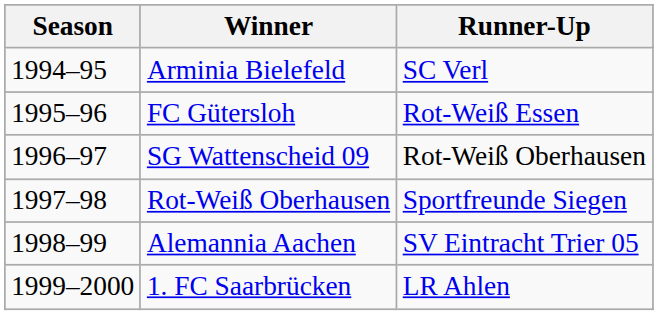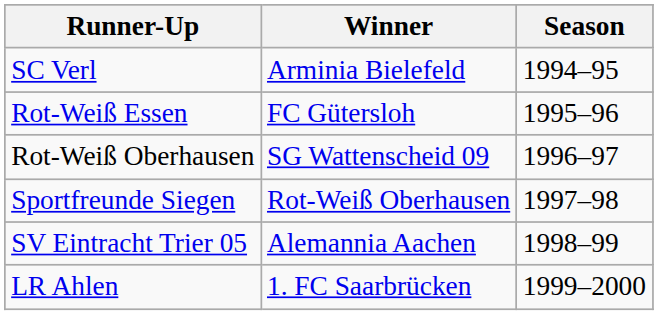columns swapped: (73, 26) <-> (524, 26)
